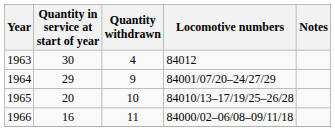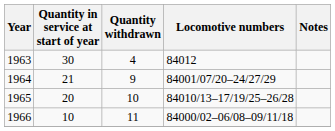(68, 79) 29 -> (68, 79) 21
(68, 117) 16 -> (68, 117) 10
